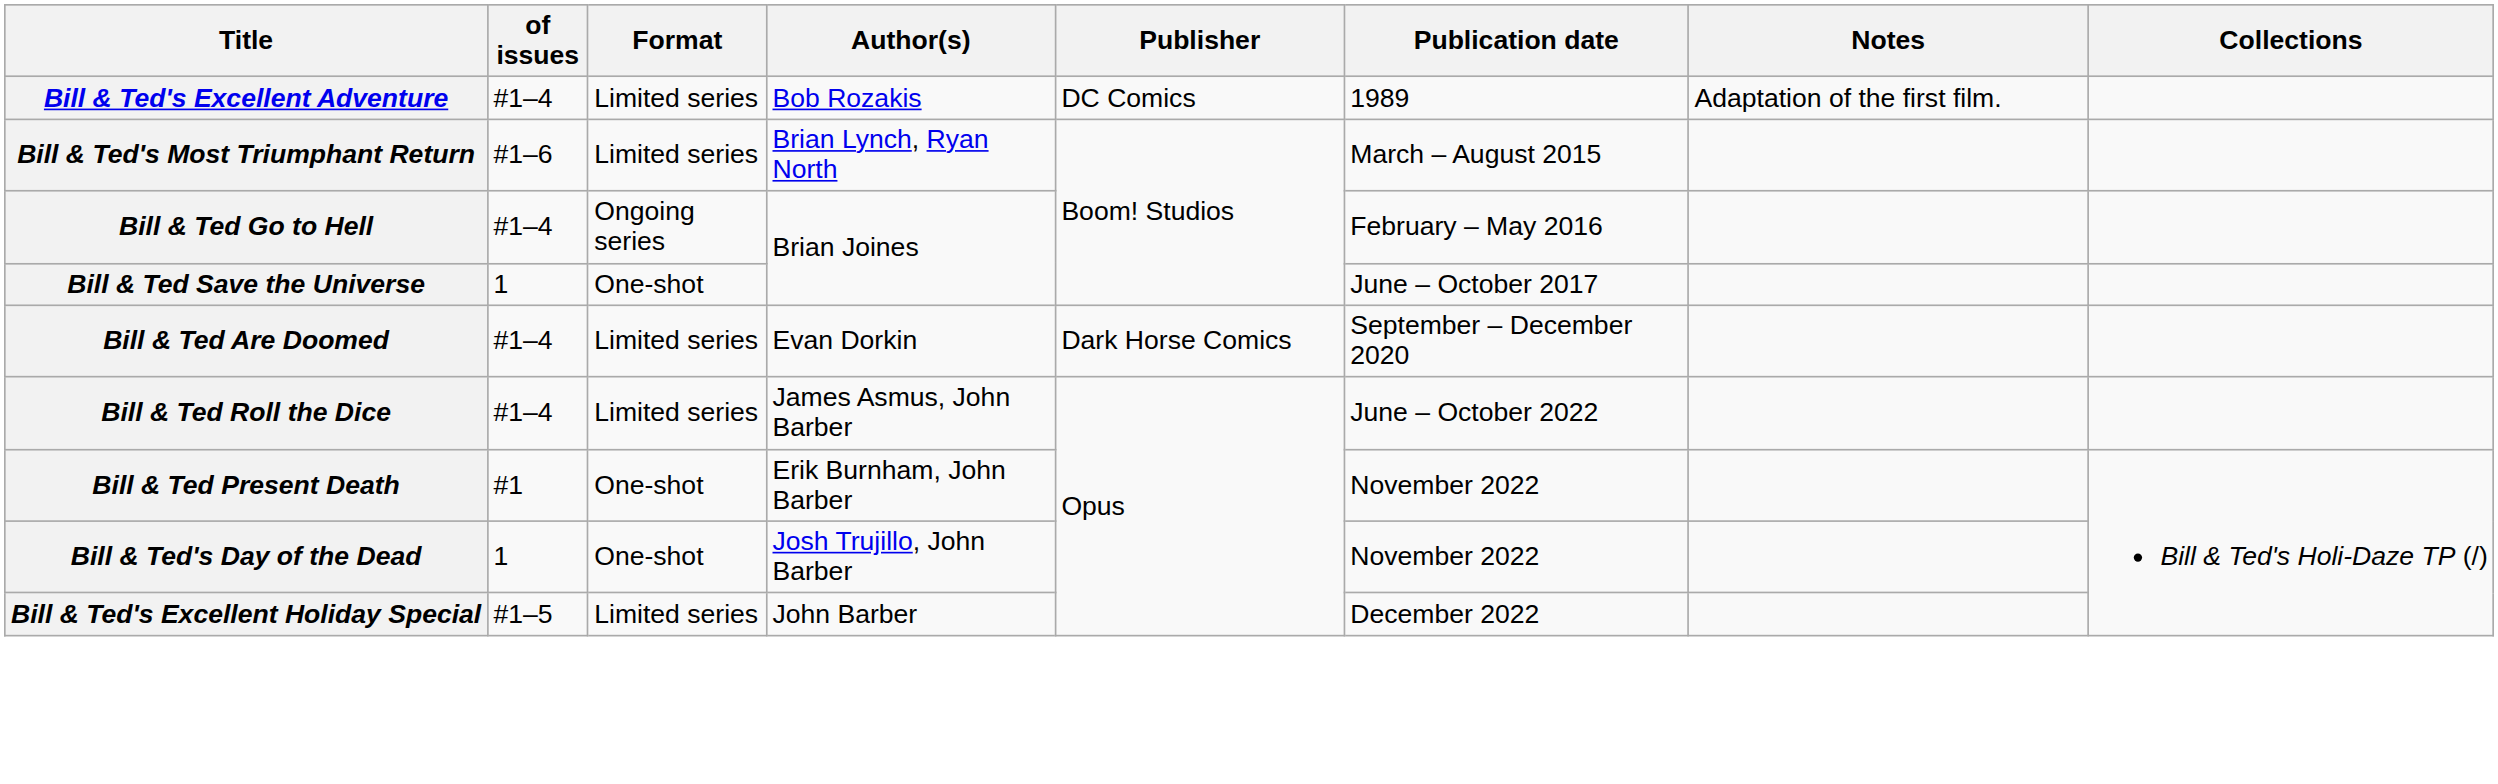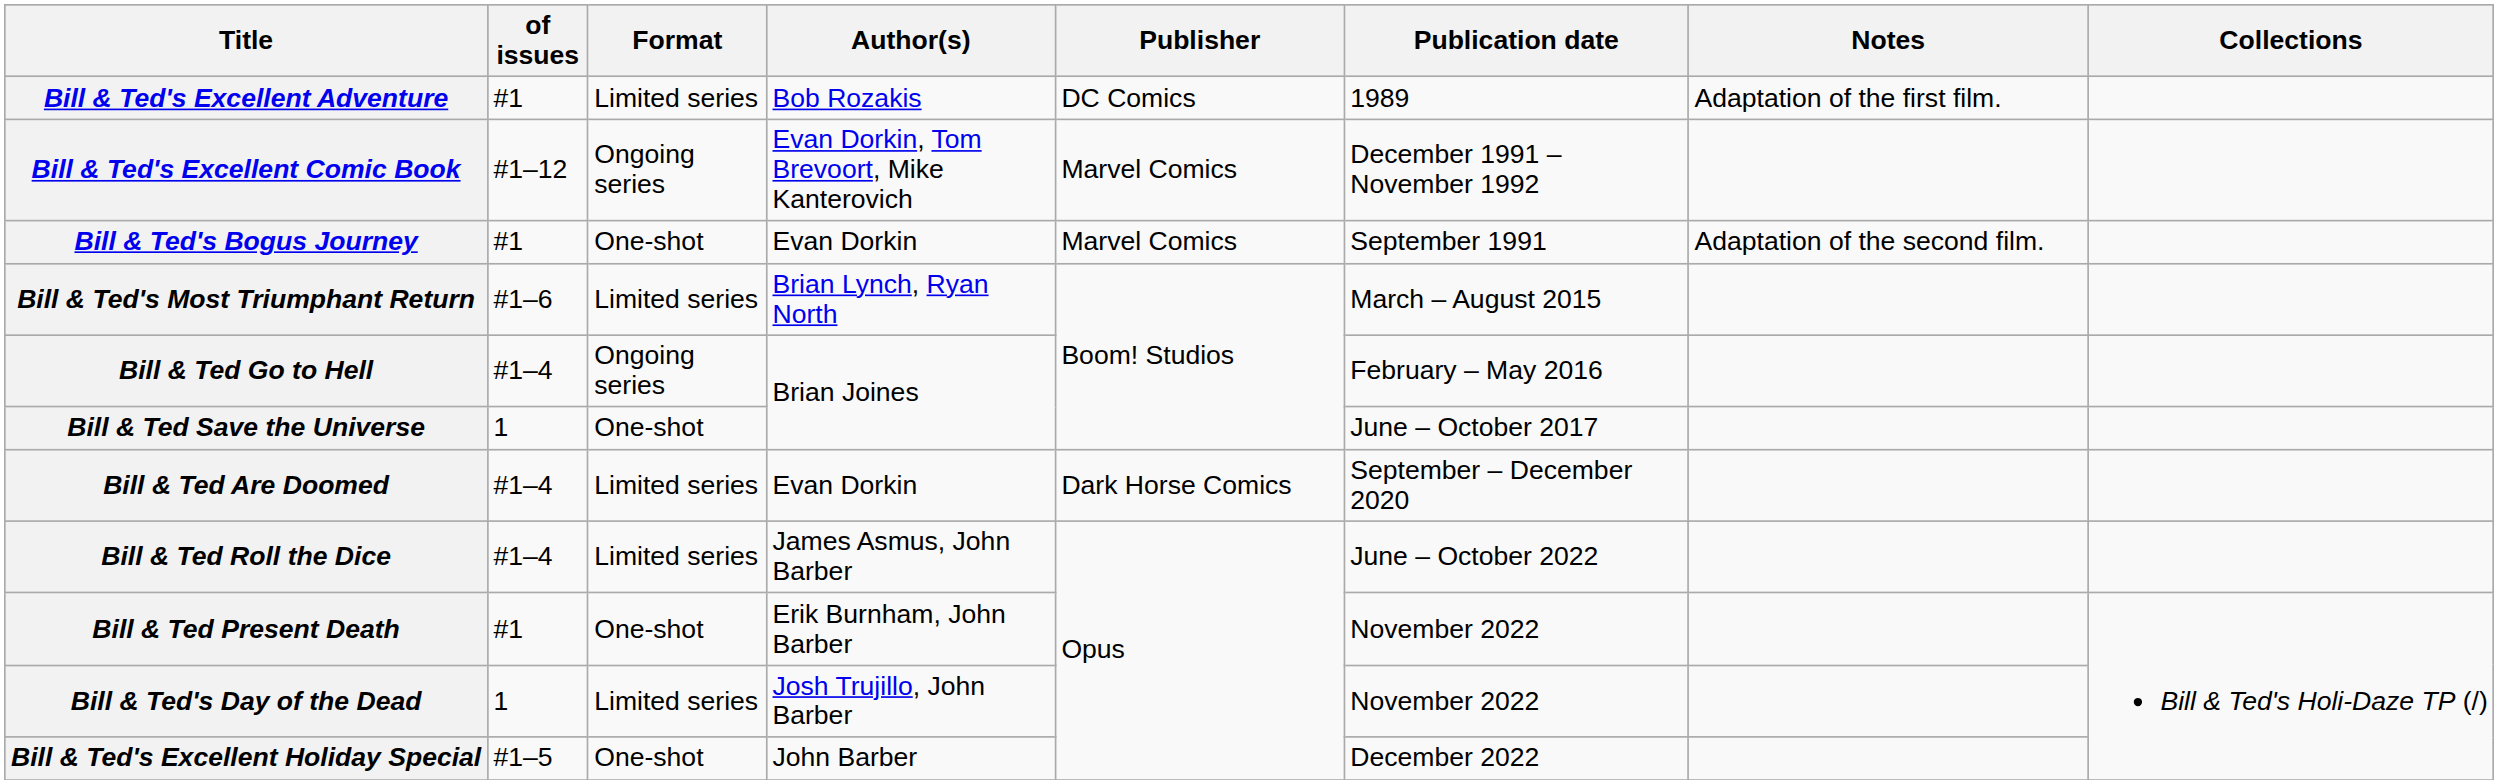(523, 97) #1–4 -> (508, 97) #1
+ row: (246, 169)
+ row: (246, 241)
(649, 556) One-shot -> (676, 700) Limited series
(676, 613) Limited series -> (649, 757) One-shot
